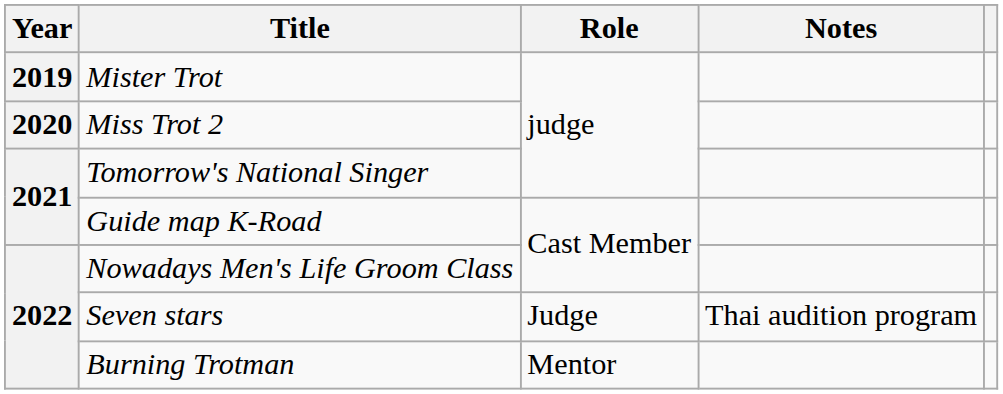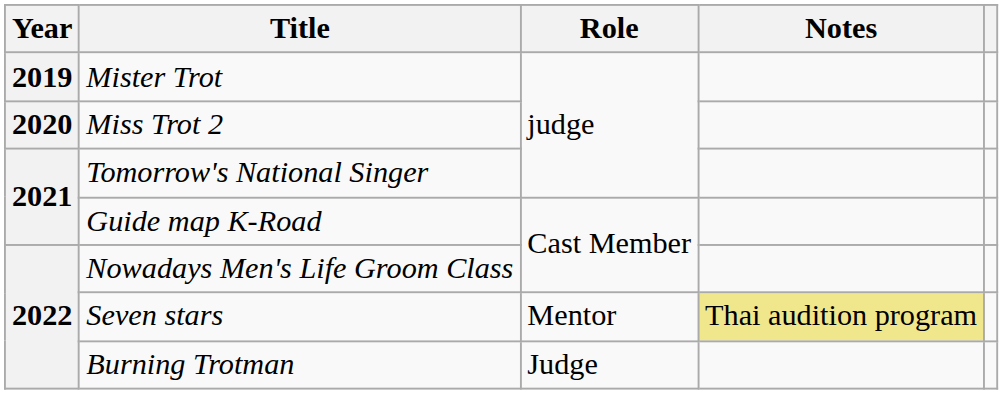(563, 316) Judge -> (572, 316) Mentor
(841, 316) no background -> (841, 316) khaki background
(572, 364) Mentor -> (563, 364) Judge
